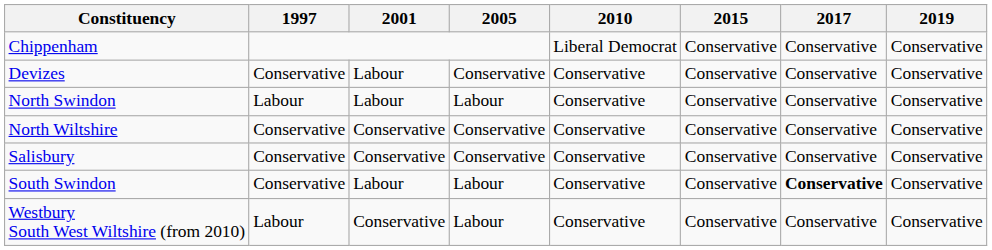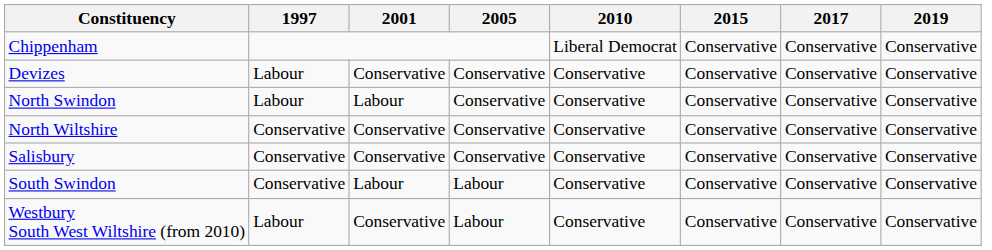(299, 73) Conservative -> (278, 73) Labour
(378, 73) Labour -> (399, 73) Conservative
(478, 101) Labour -> (499, 101) Conservative
(834, 184) bold -> (831, 184) normal
